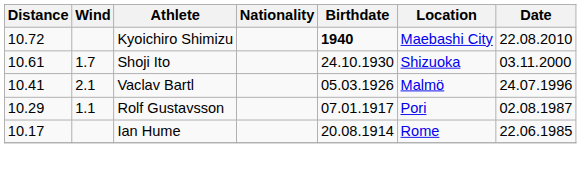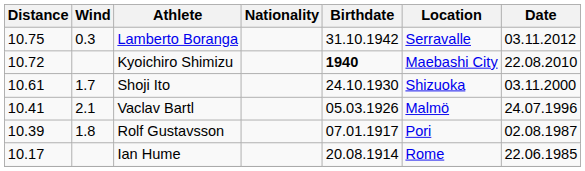+ row: (178, 39)
(26, 108) 10.29 -> (26, 131) 10.39
(85, 108) 1.1 -> (85, 131) 1.8
